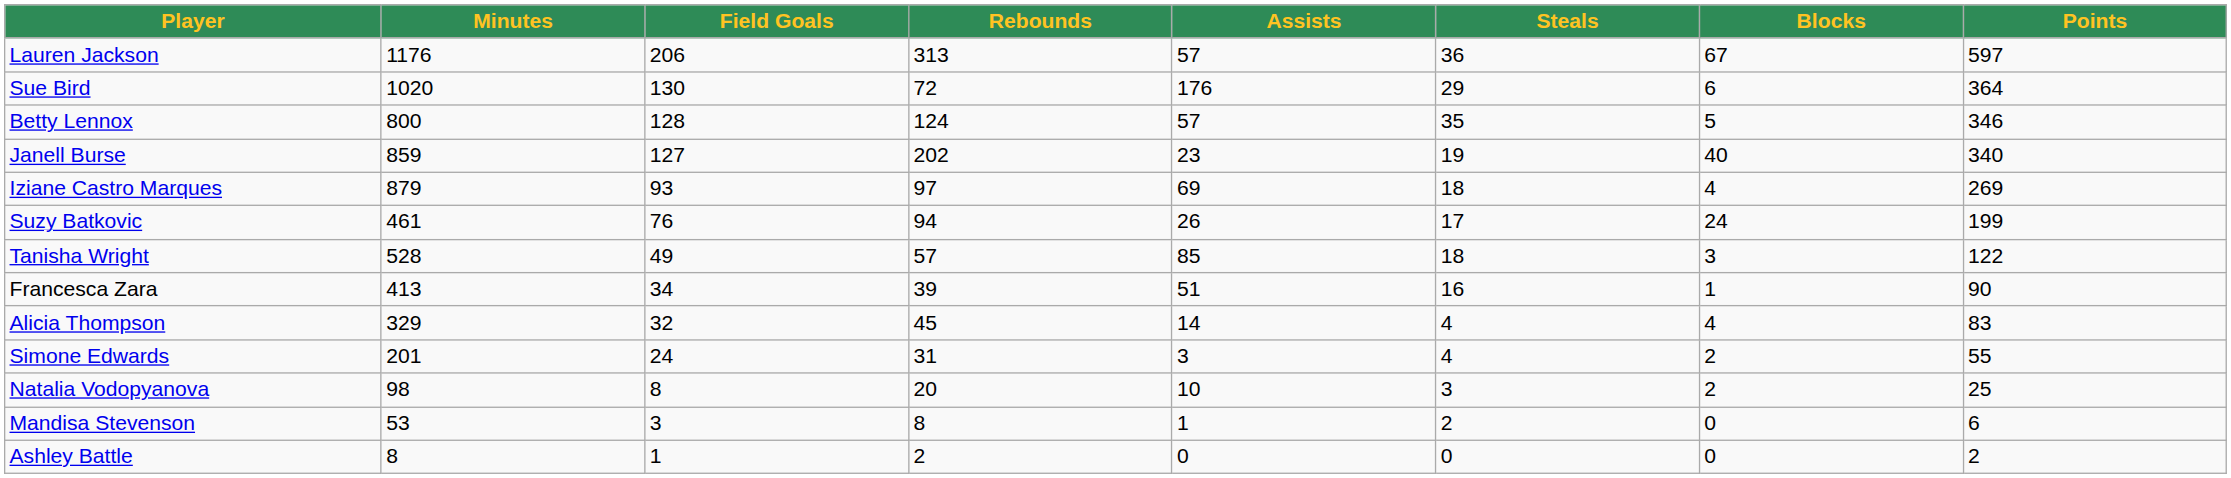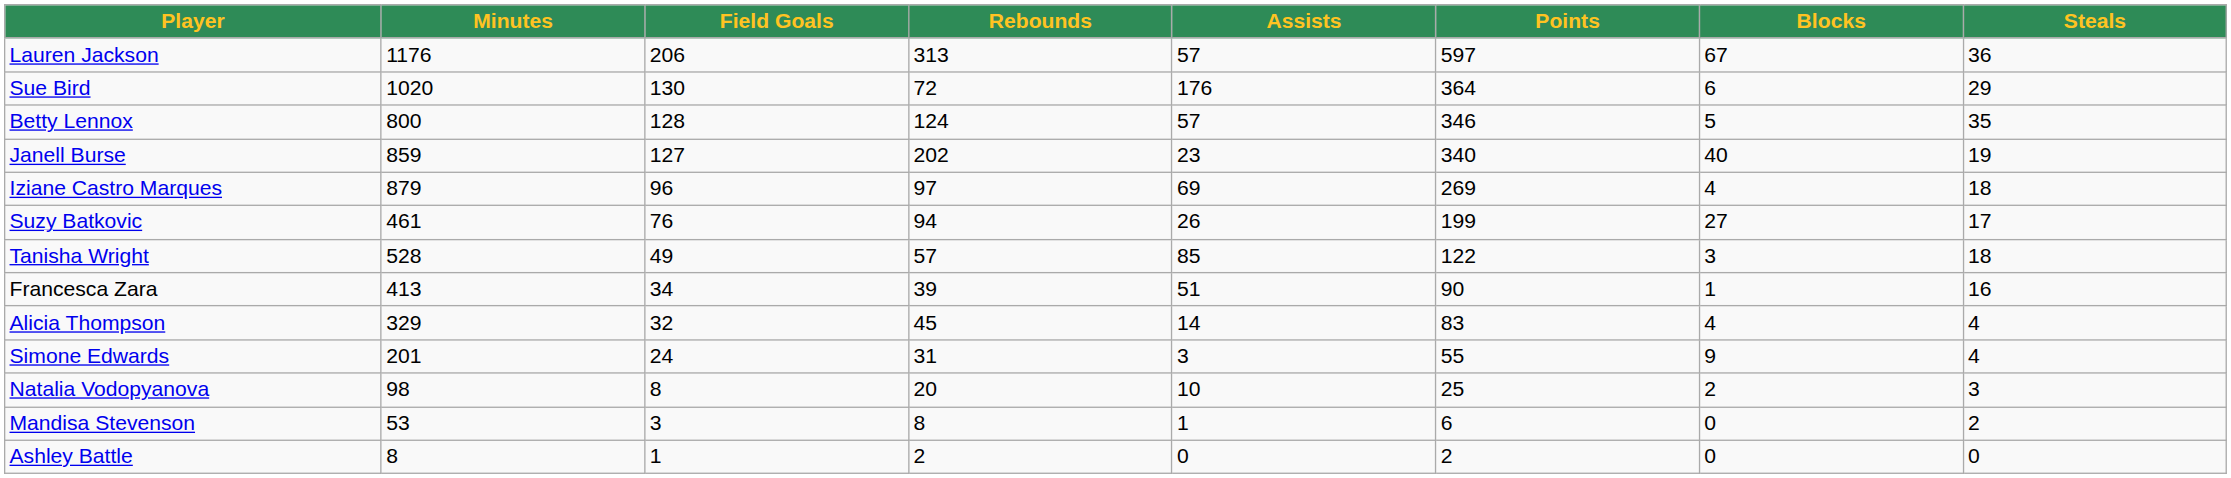columns swapped: (1568, 21) <-> (2095, 21)
(662, 188) 93 -> (662, 188) 96
(1716, 222) 24 -> (1716, 222) 27
(1710, 356) 2 -> (1710, 356) 9
